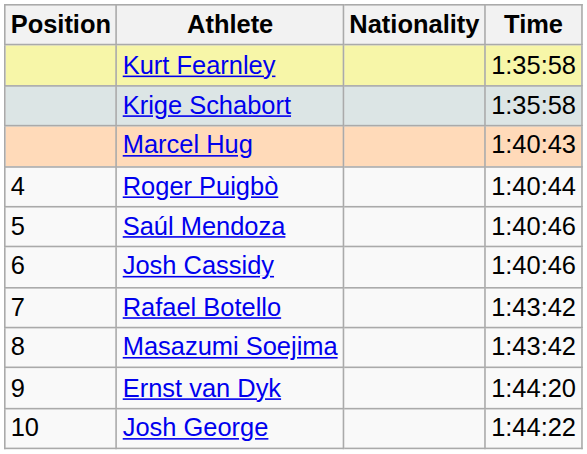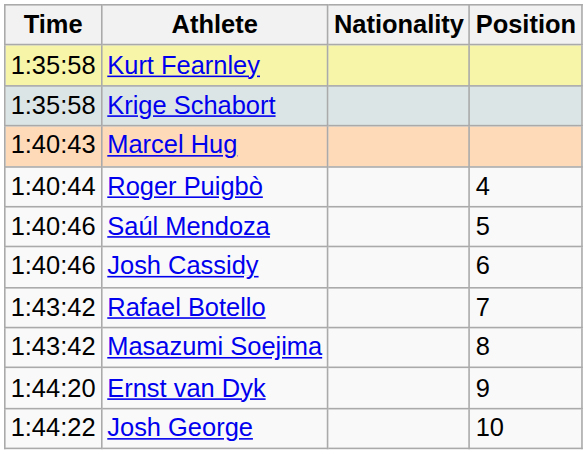columns swapped: (61, 24) <-> (534, 24)
